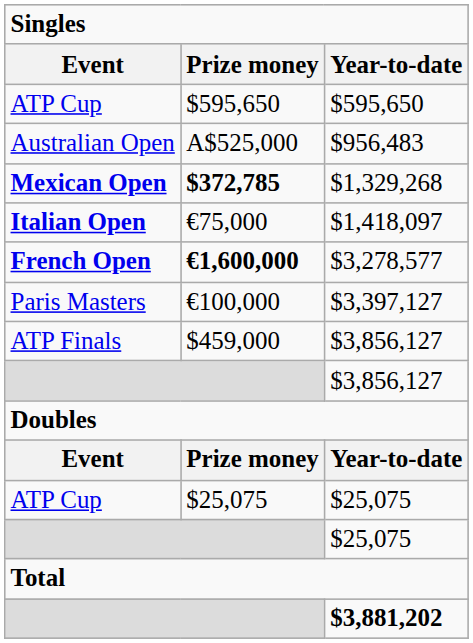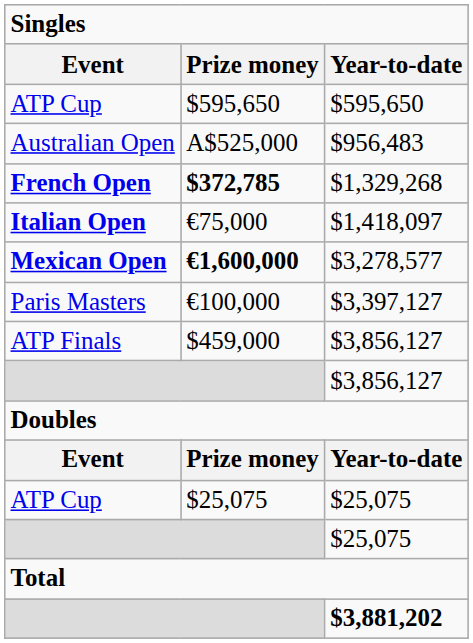(89, 182) Mexican Open -> (81, 182) French Open
(81, 261) French Open -> (89, 261) Mexican Open
